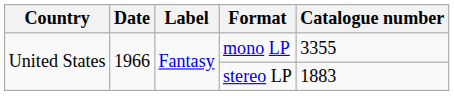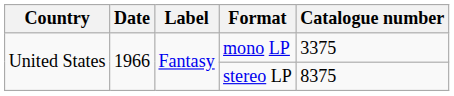(318, 47) 3355 -> (318, 47) 3375
(318, 76) 1883 -> (318, 76) 8375
